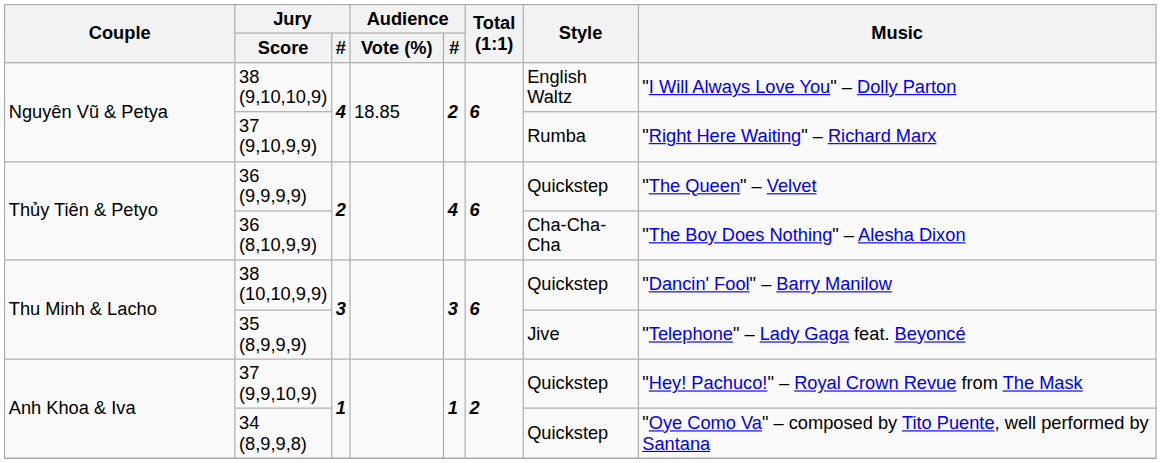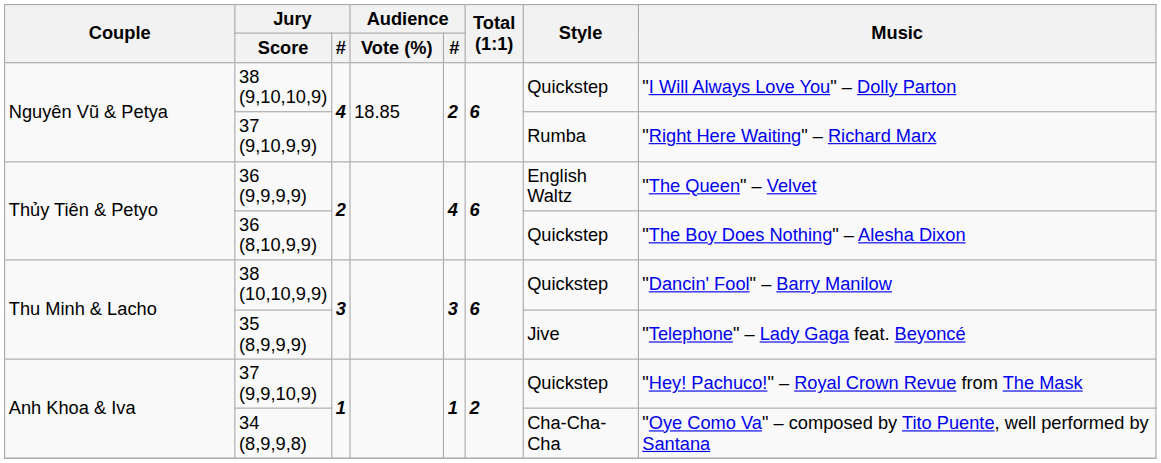(557, 87) English Waltz -> (568, 87) Quickstep
(568, 185) Quickstep -> (557, 185) English Waltz
(567, 235) Cha-Cha-Cha -> (568, 235) Quickstep
(568, 433) Quickstep -> (567, 433) Cha-Cha-Cha
